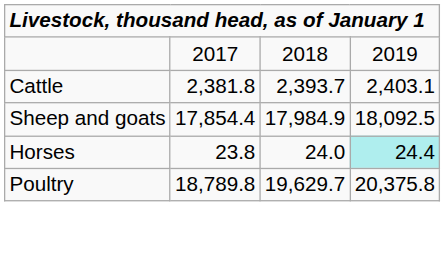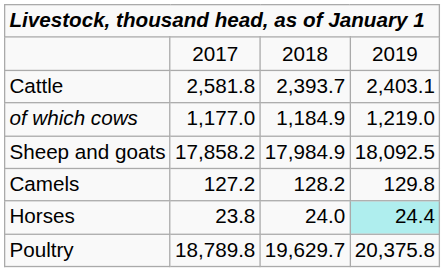(221, 86) 2,381.8 -> (221, 86) 2,581.8
+ row: (74, 119)
(215, 119) 17,854.4 -> (215, 151) 17,858.2
+ row: (44, 184)
